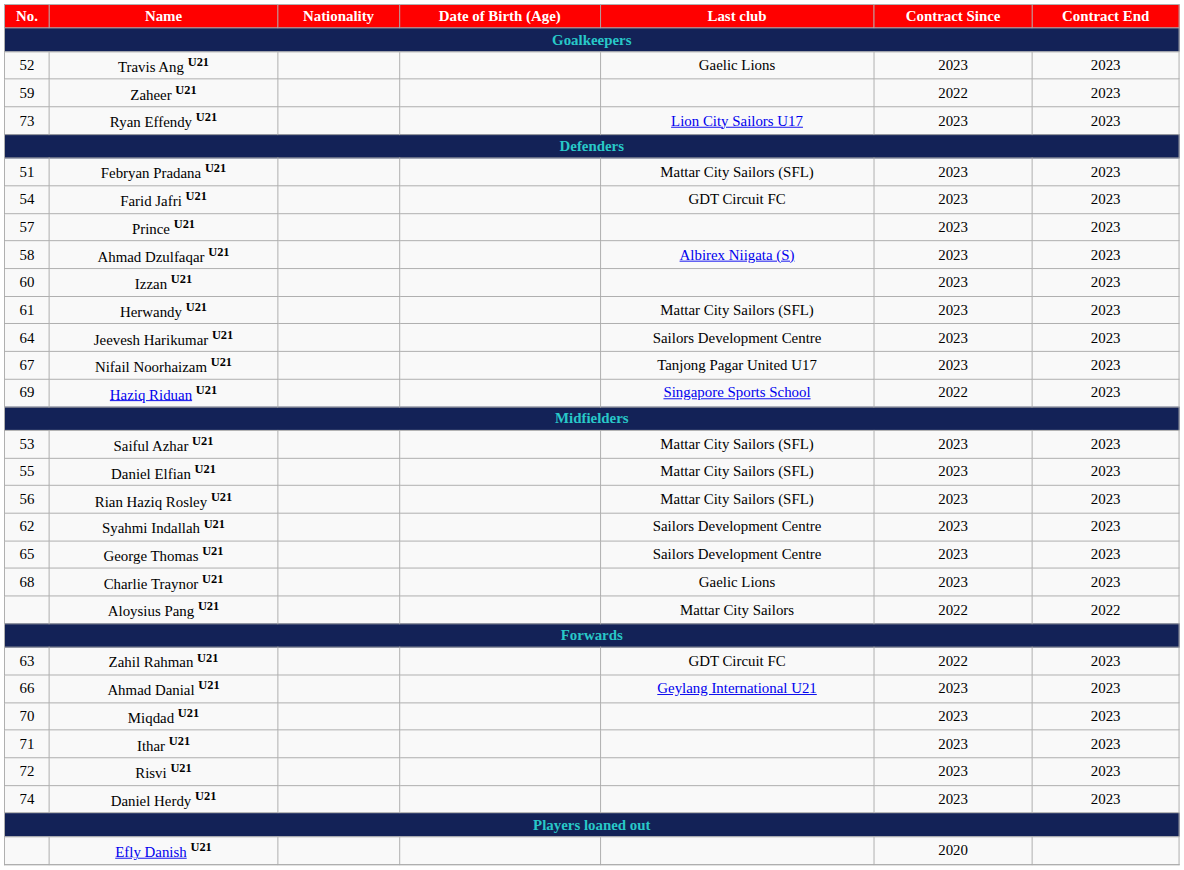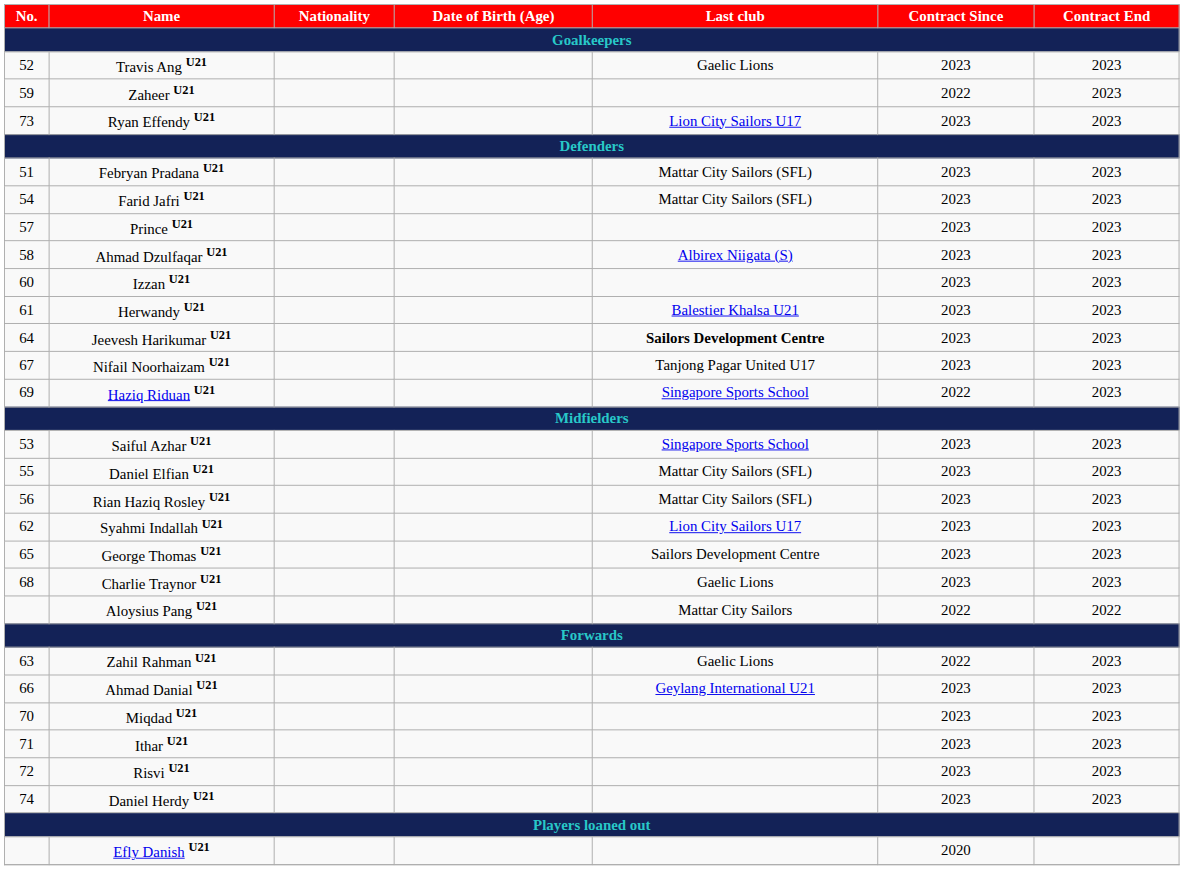(737, 199) GDT Circuit FC -> (735, 199) Mattar City Sailors (SFL)
(737, 310) Mattar City Sailors (SFL) -> (735, 310) Balestier Khalsa U21
(737, 337) normal -> (735, 337) bold
(737, 444) Mattar City Sailors (SFL) -> (735, 444) Singapore Sports School
(737, 527) Sailors Development Centre -> (735, 527) Lion City Sailors U17
(737, 661) GDT Circuit FC -> (735, 661) Gaelic Lions
